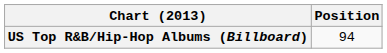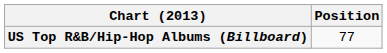(347, 38) 94 -> (347, 38) 77
